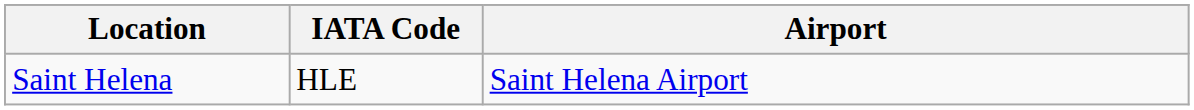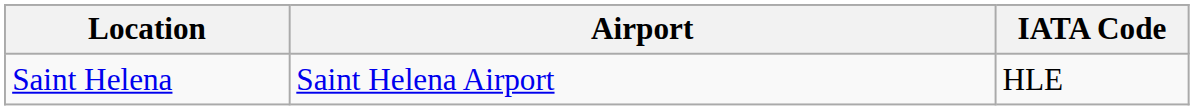columns swapped: (836, 29) <-> (386, 29)
